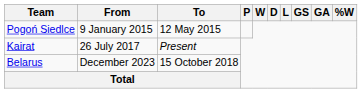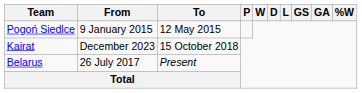(110, 46) 26 July 2017 -> (117, 46) December 2023
(178, 46) Present -> (199, 46) 15 October 2018
(117, 63) December 2023 -> (110, 63) 26 July 2017
(199, 63) 15 October 2018 -> (178, 63) Present
